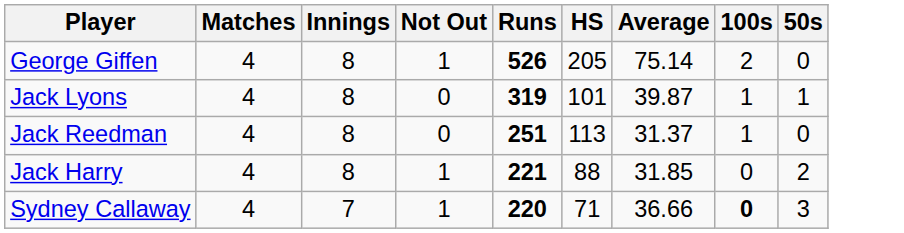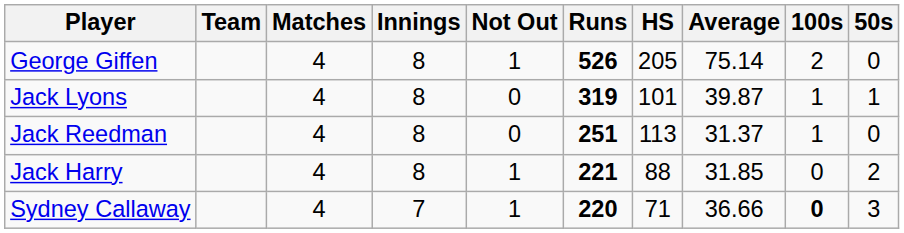+ column: (231, 23)
